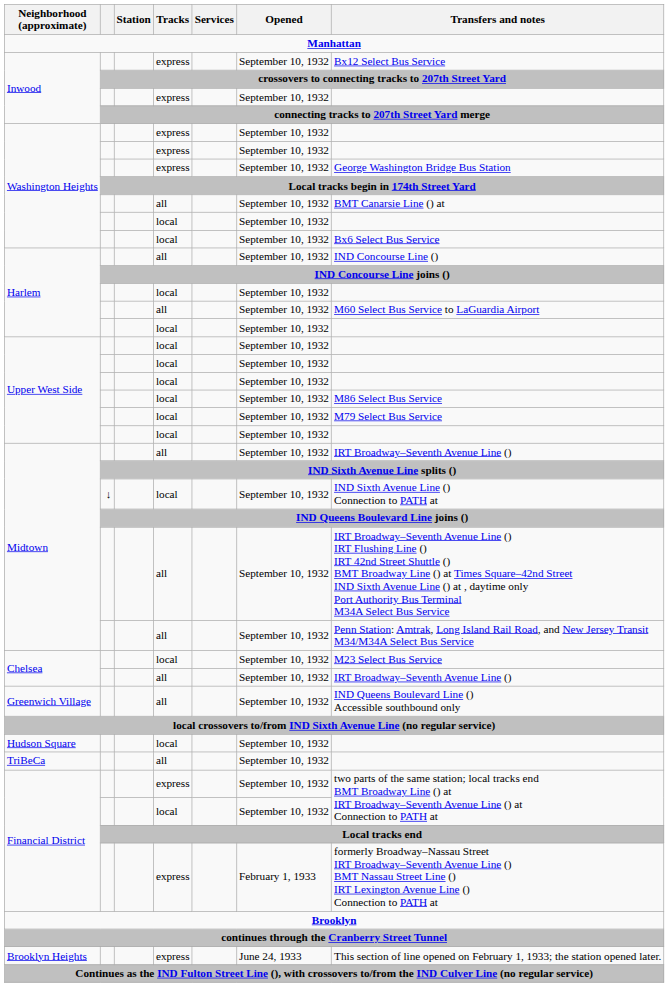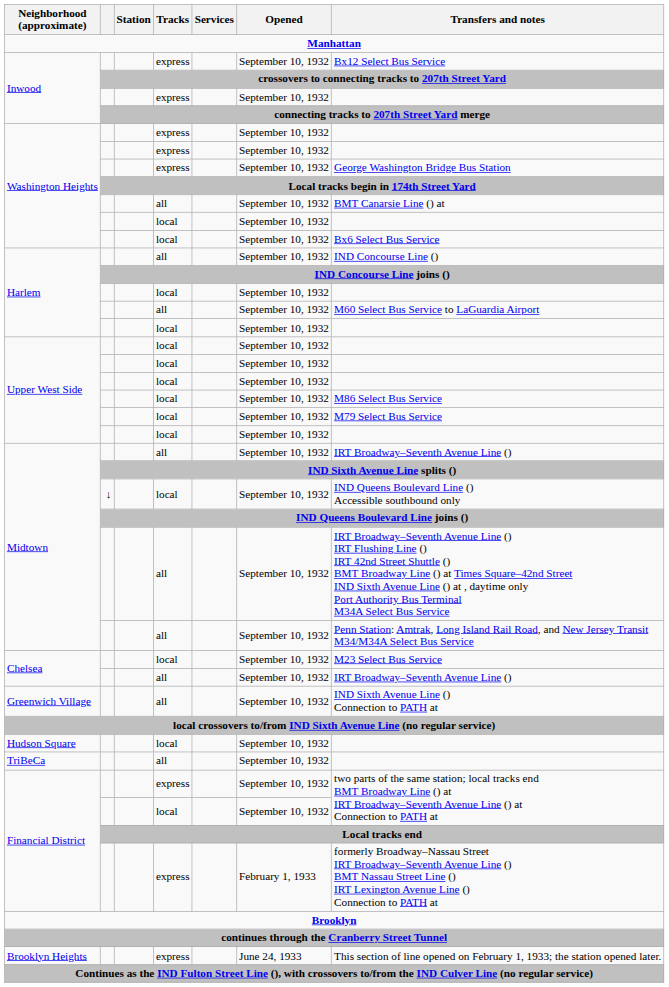(392, 494) IND Sixth Avenue Line () Connection to PATH at -> (404, 494) IND Queens Boulevard Line () Accessible southbound only
(404, 701) IND Queens Boulevard Line () Accessible southbound only -> (392, 701) IND Sixth Avenue Line () Connection to PATH at
